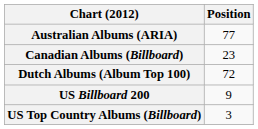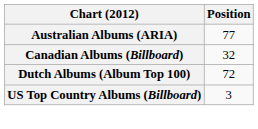(229, 54) 23 -> (229, 54) 32
- row: (104, 94)
